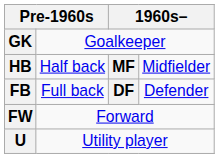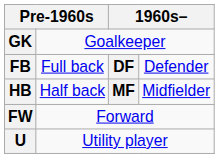rows swapped: (20, 91) <-> (20, 66)
